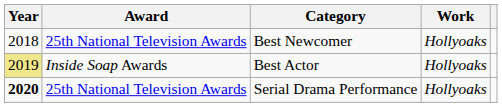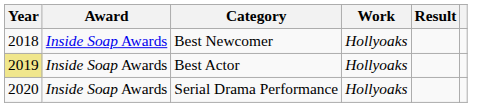+ column: (435, 16)
(146, 41) 25th National Television Awards -> (107, 41) Inside Soap Awards
(23, 89) bold -> (23, 89) normal
(146, 89) 25th National Television Awards -> (107, 89) Inside Soap Awards
